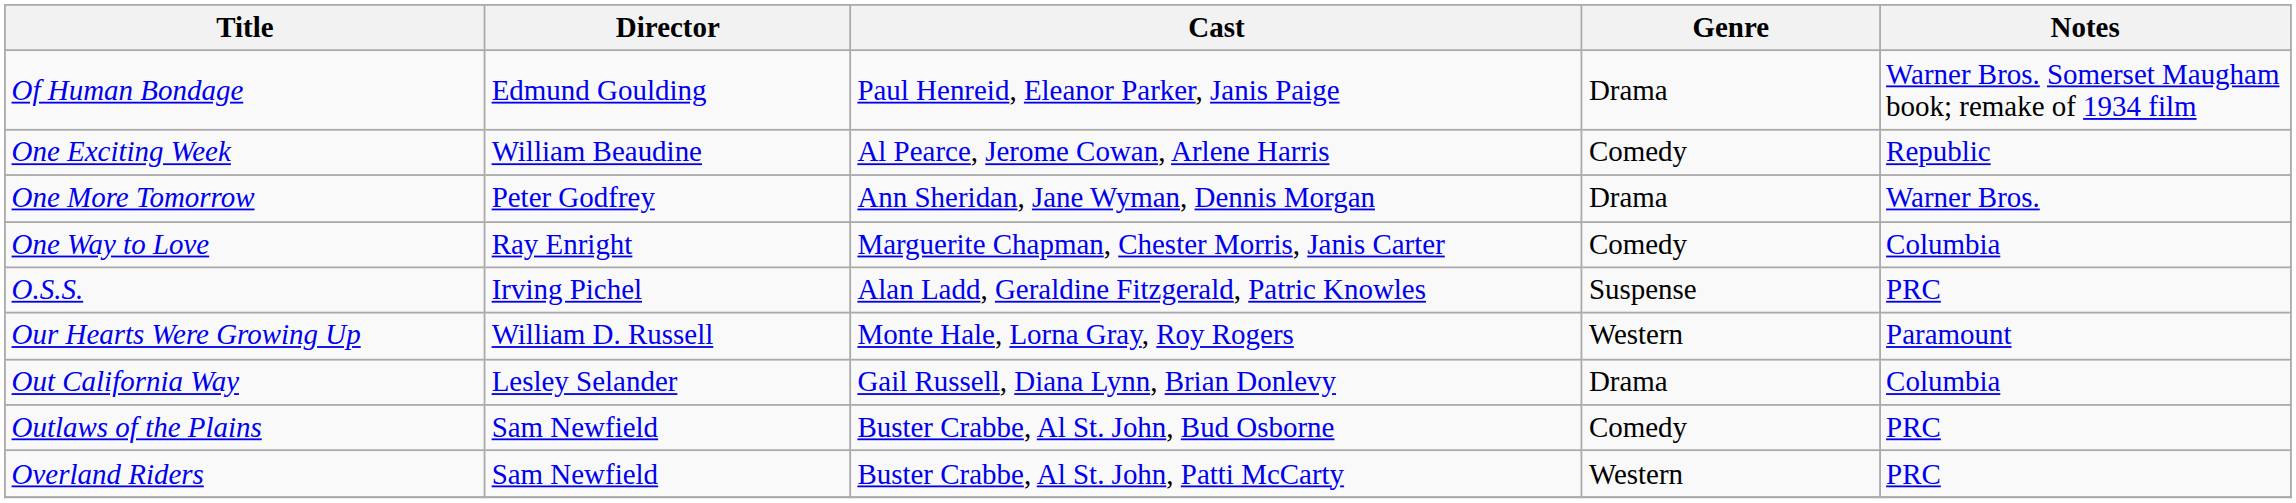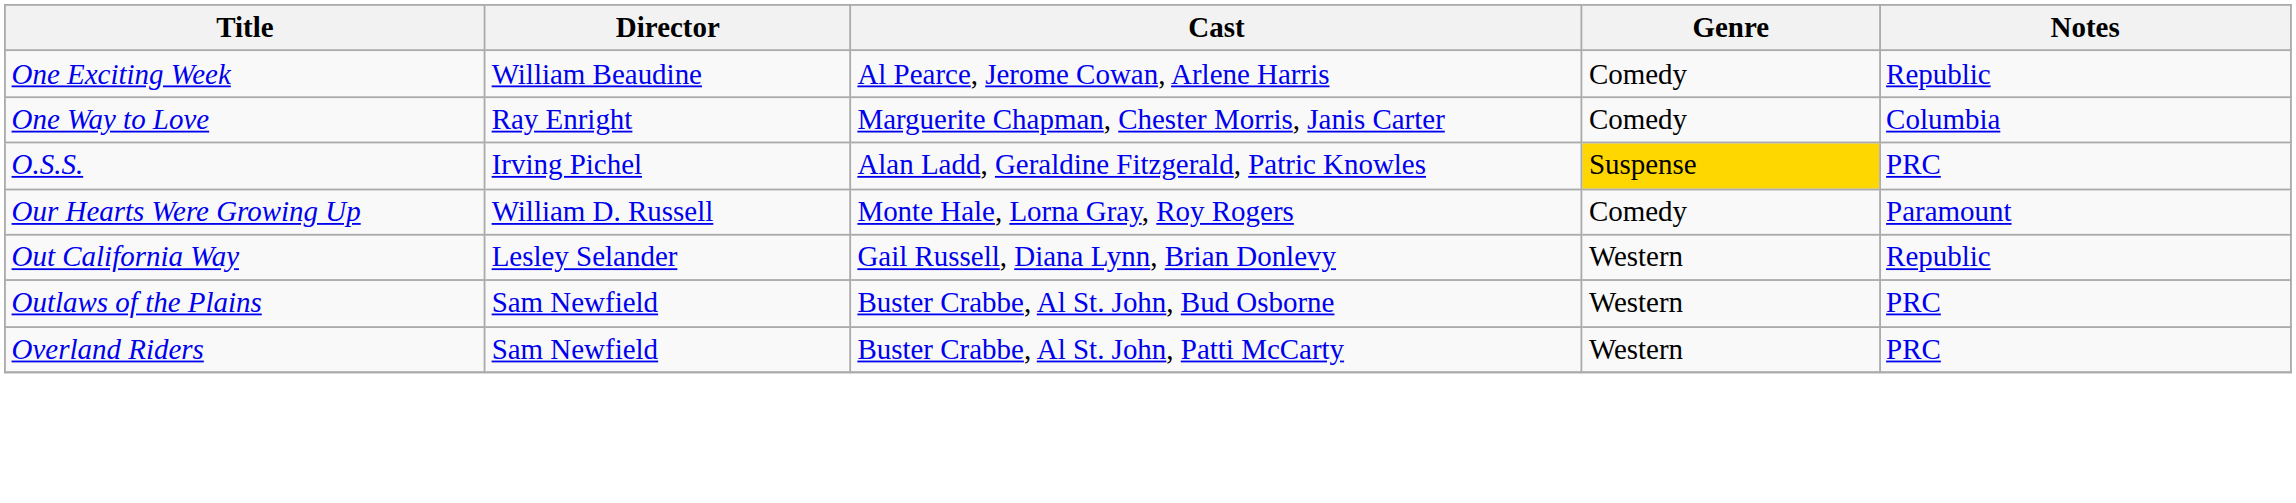- row: (127, 89)
- row: (133, 197)
(1643, 289) no background -> (1643, 165) gold background
(1636, 335) Western -> (1638, 211) Comedy
(1628, 381) Drama -> (1636, 257) Western
(1943, 381) Columbia -> (1938, 257) Republic
(1638, 427) Comedy -> (1636, 303) Western
